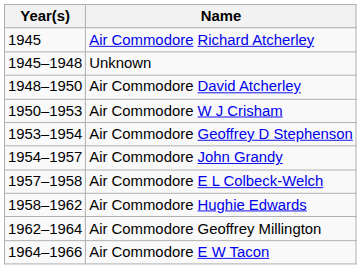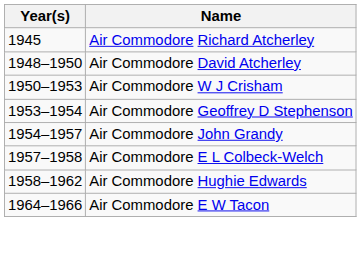- row: (120, 63)
- row: (205, 228)
